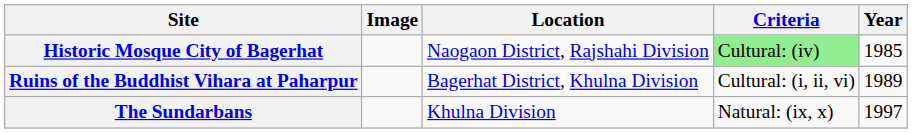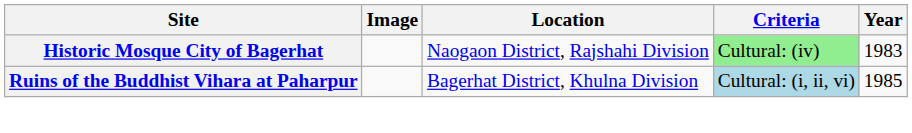(883, 50) 1985 -> (883, 50) 1983
(786, 81) no background -> (786, 81) lightblue background
(883, 81) 1989 -> (883, 81) 1985
- row: (183, 111)
